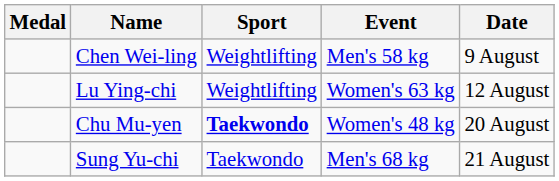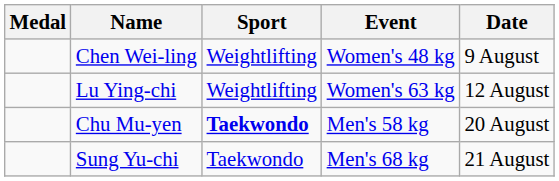(378, 56) Men's 58 kg -> (391, 56) Women's 48 kg
(391, 124) Women's 48 kg -> (378, 124) Men's 58 kg
